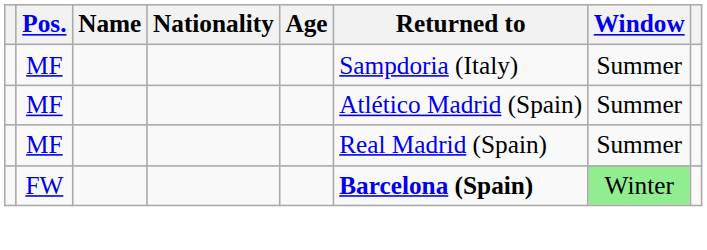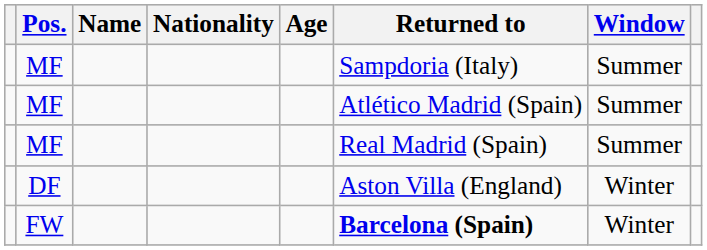+ row: (11, 185)
(639, 184) lightgreen background -> (639, 225) no background
